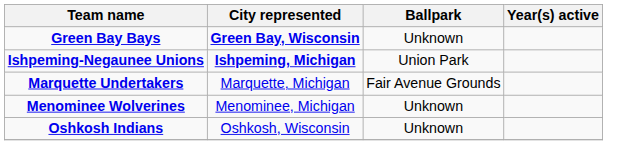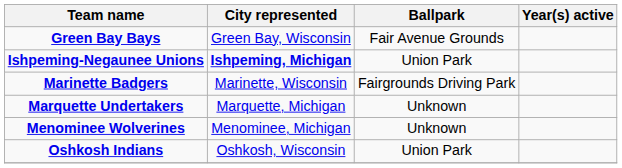(285, 38) bold -> (281, 38) normal
(433, 38) Unknown -> (437, 38) Fair Avenue Grounds
+ row: (106, 83)
(433, 83) Fair Avenue Grounds -> (437, 106) Unknown
(433, 128) Unknown -> (437, 151) Union Park
